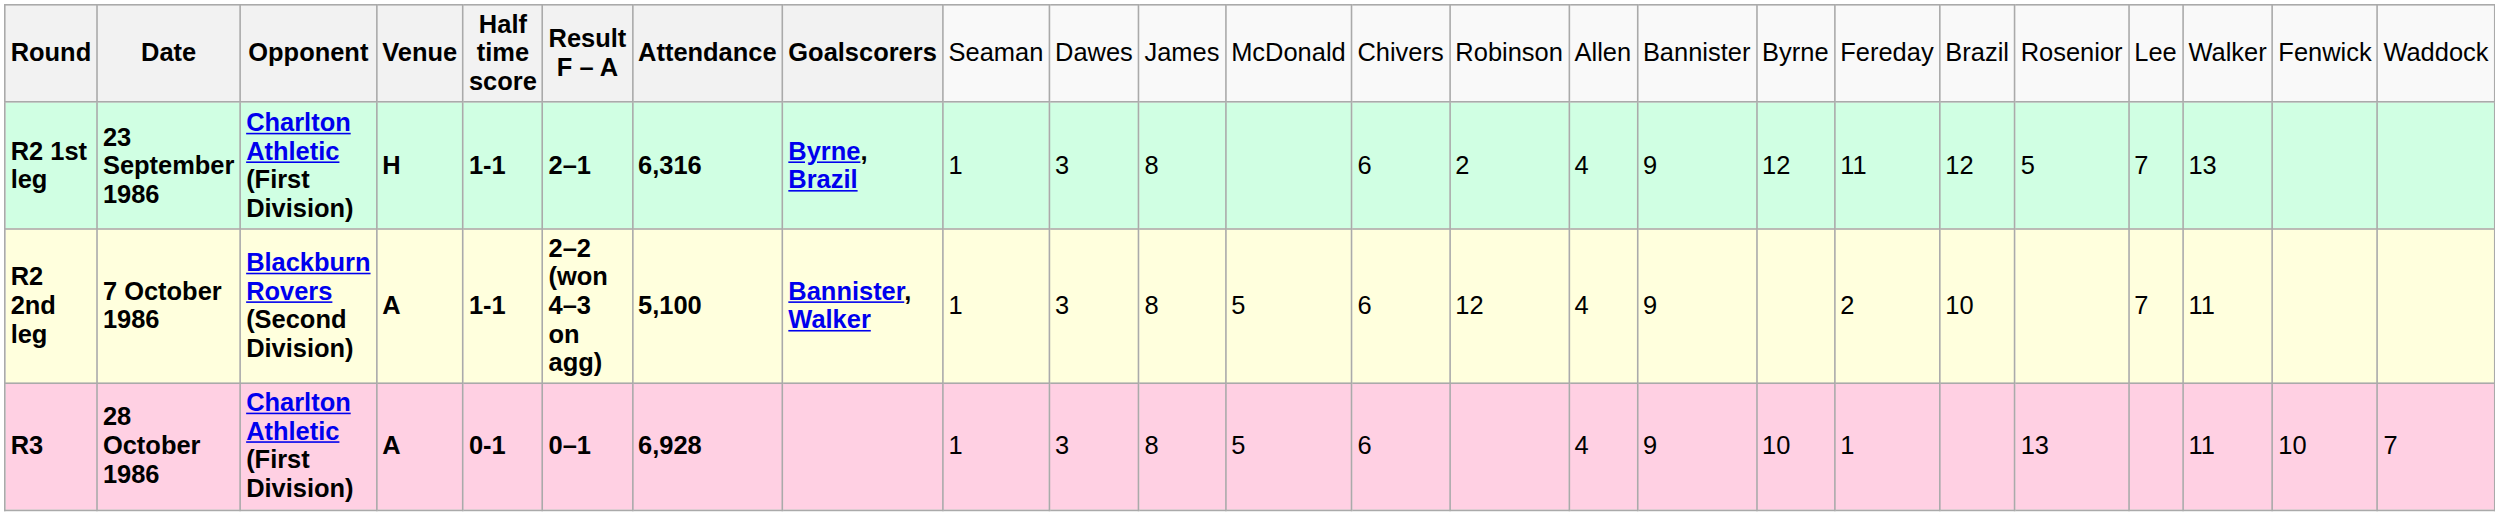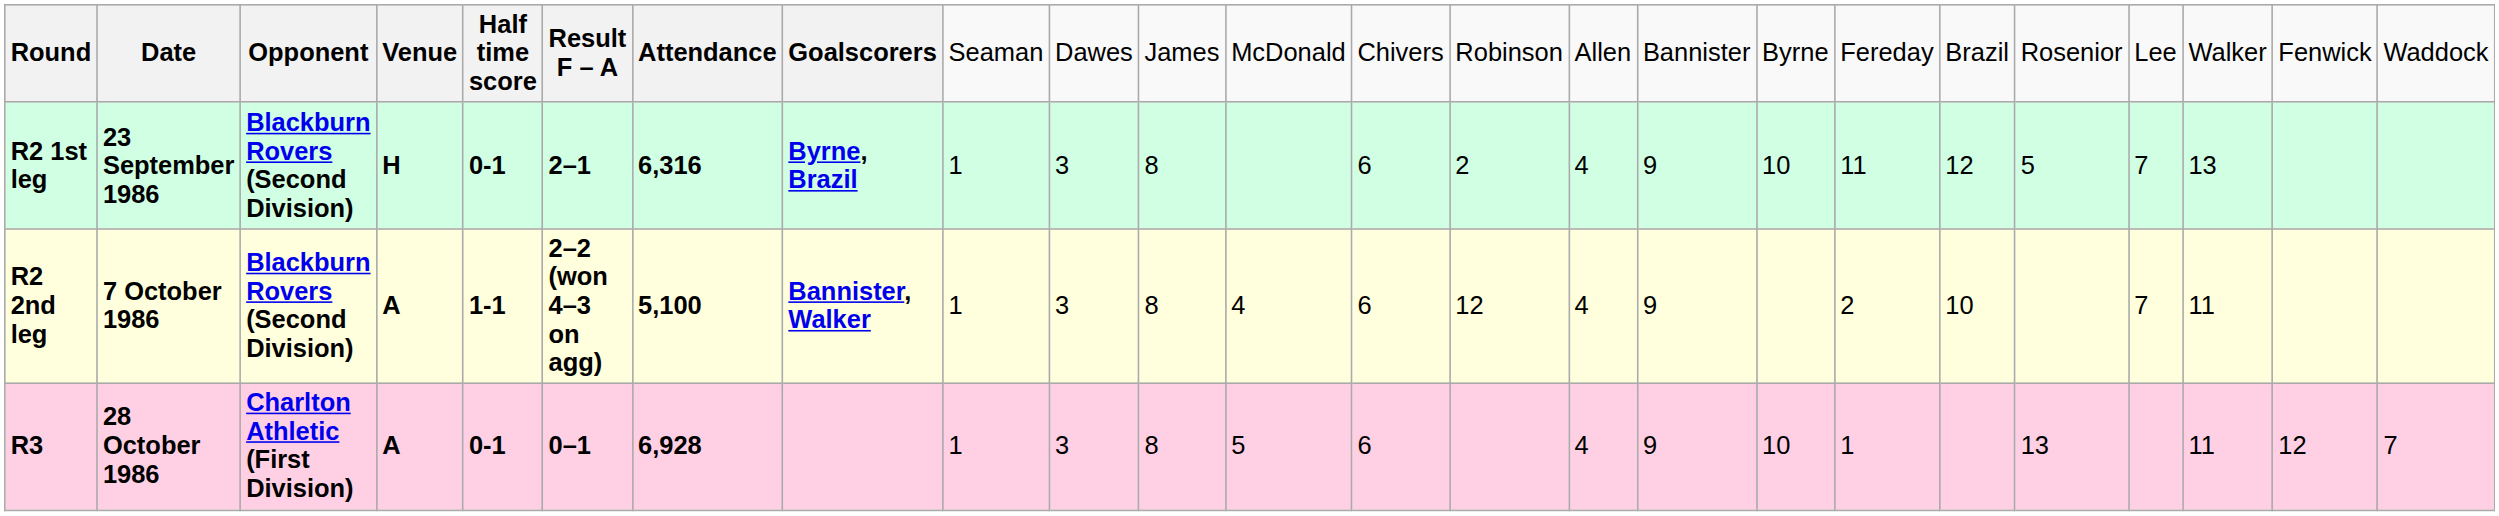(300, 165) Charlton Athletic (First Division) -> (308, 165) Blackburn Rovers (Second Division)
(487, 165) 1-1 -> (487, 165) 0-1
(1776, 165) 12 -> (1776, 165) 10
(1238, 305) 5 -> (1238, 305) 4
(2292, 446) 10 -> (2292, 446) 12
